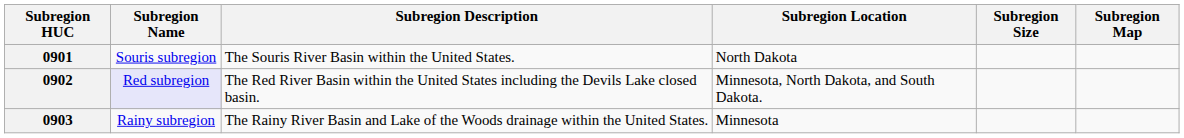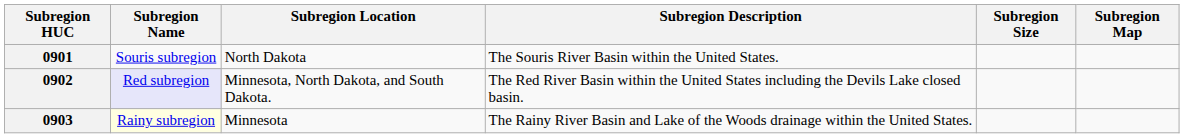columns swapped: (467, 16) <-> (844, 16)
(166, 120) no background -> (166, 120) lightyellow background
